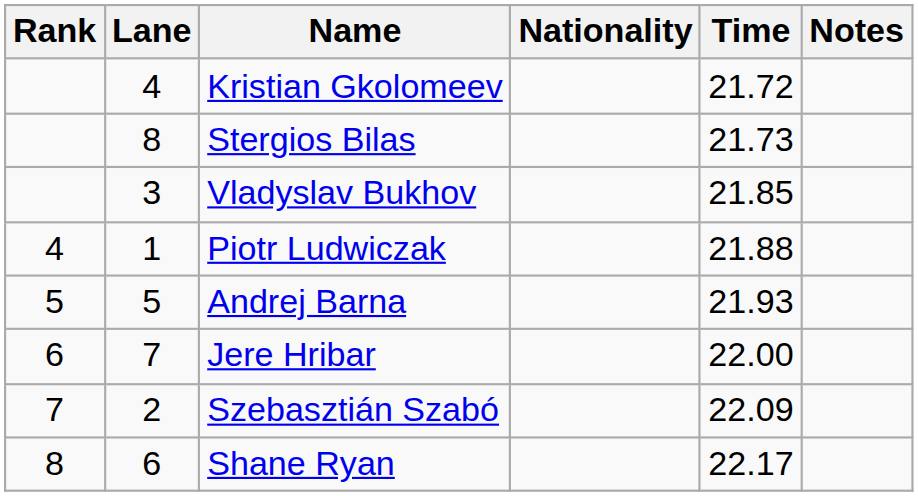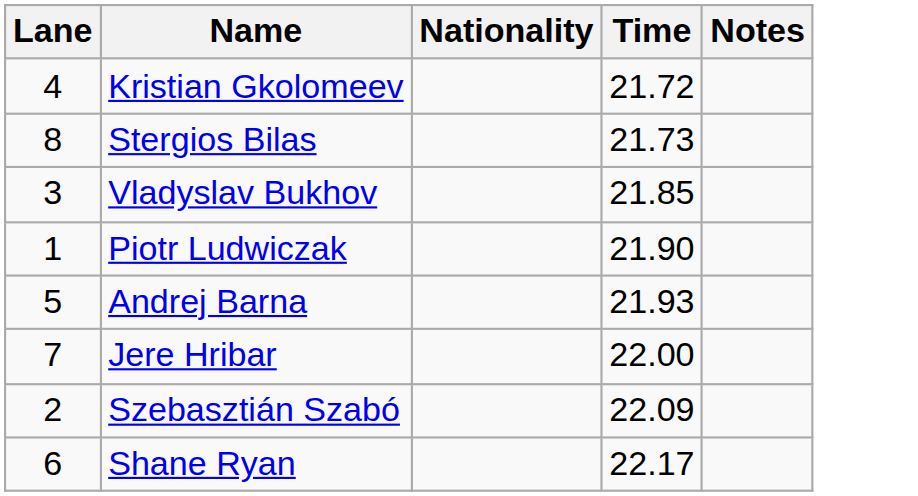- column: (55, 31)
(751, 247) 21.88 -> (652, 247) 21.90
